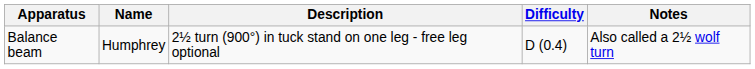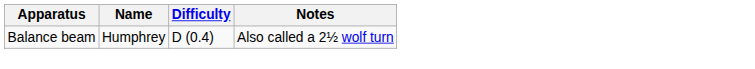- column: (345, 15)
